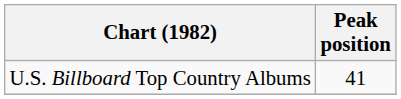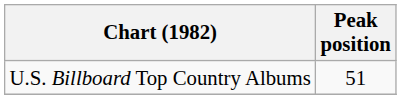(356, 77) 41 -> (356, 77) 51
